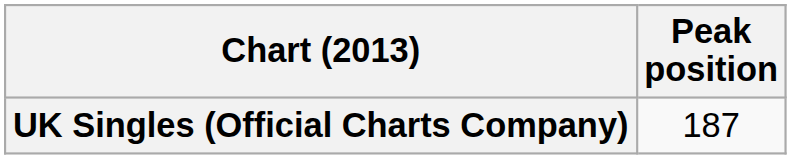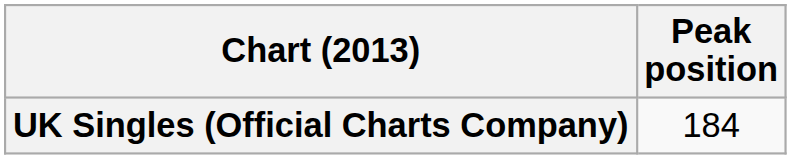(711, 125) 187 -> (711, 125) 184
